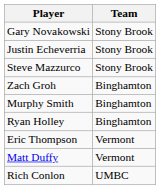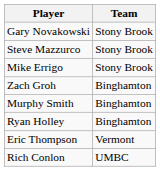- row: (46, 49)
+ row: (35, 67)
- row: (33, 157)
